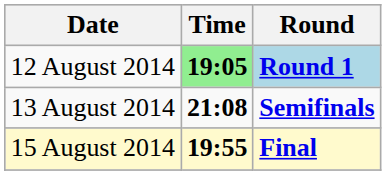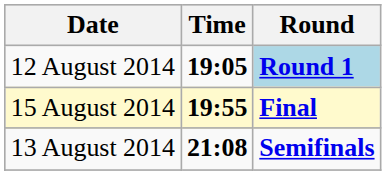(217, 66) lightgreen background -> (217, 66) no background
rows swapped: (93, 107) <-> (93, 148)
